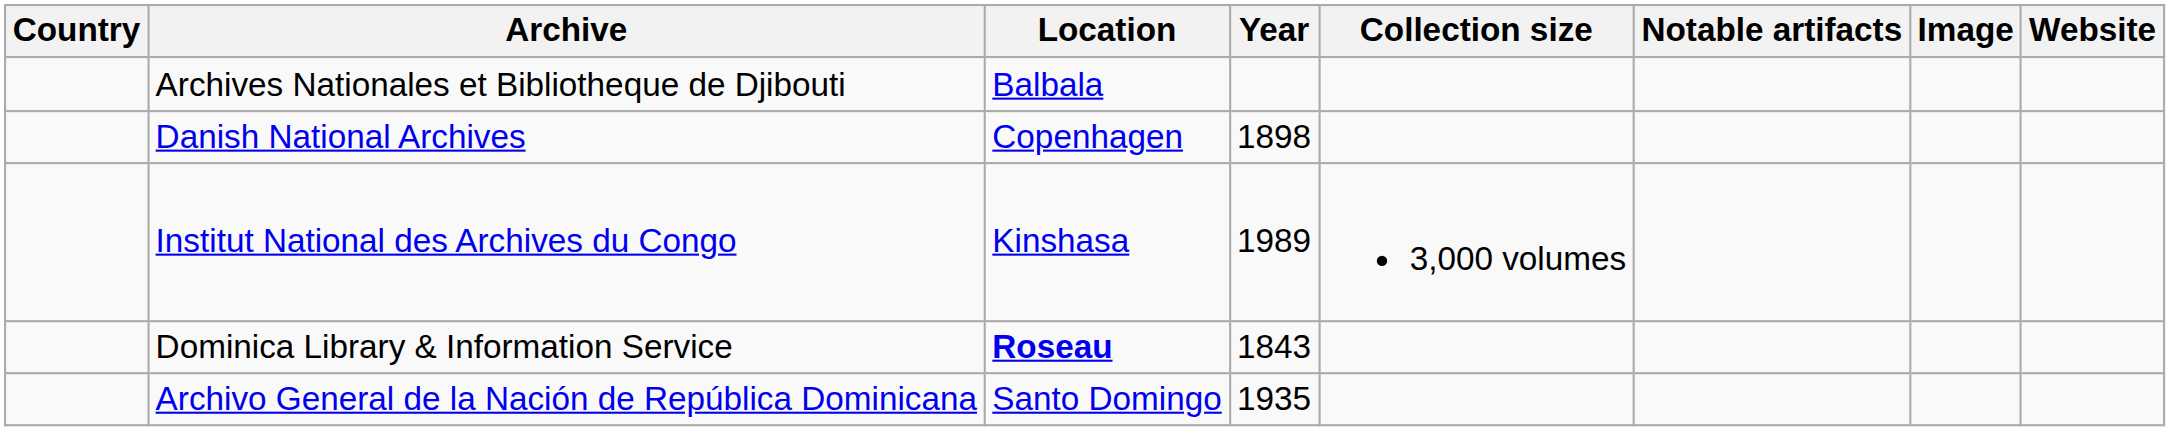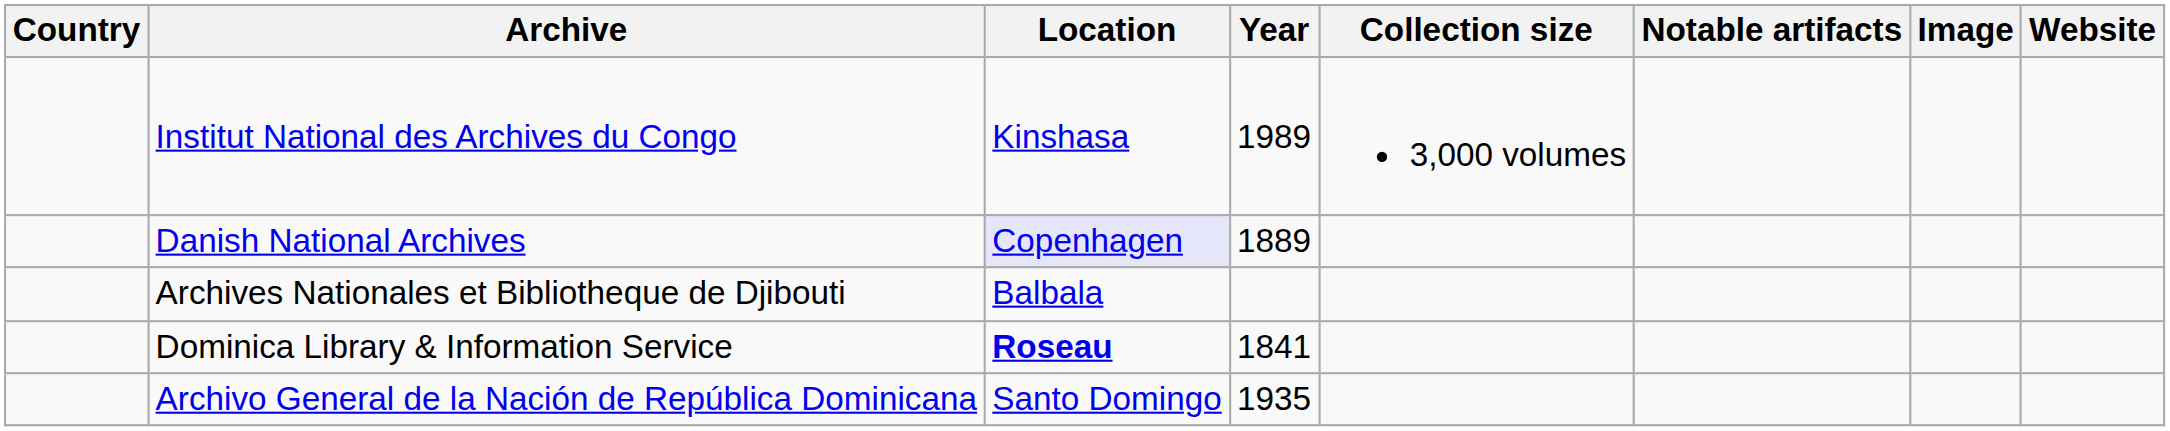rows swapped: (446, 241) <-> (501, 83)
(1088, 136) no background -> (1088, 240) lavender background
(1274, 136) 1898 -> (1274, 240) 1889
(1274, 346) 1843 -> (1274, 346) 1841
